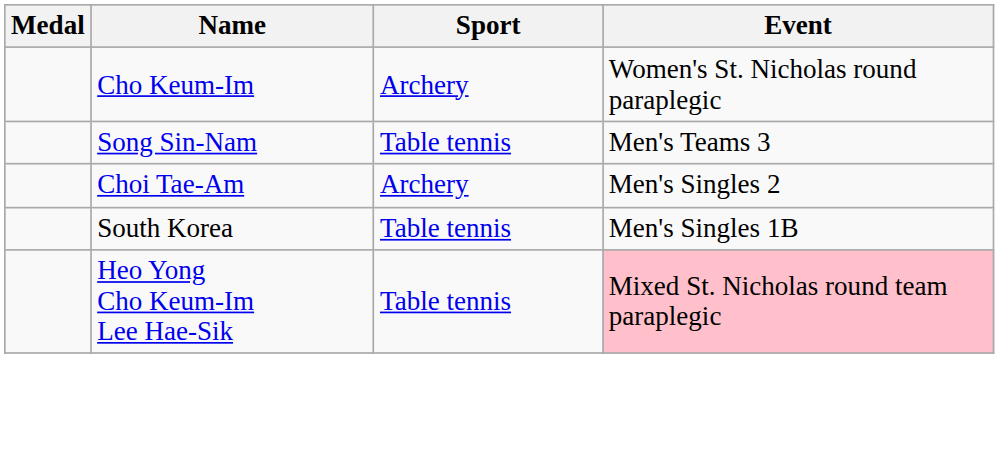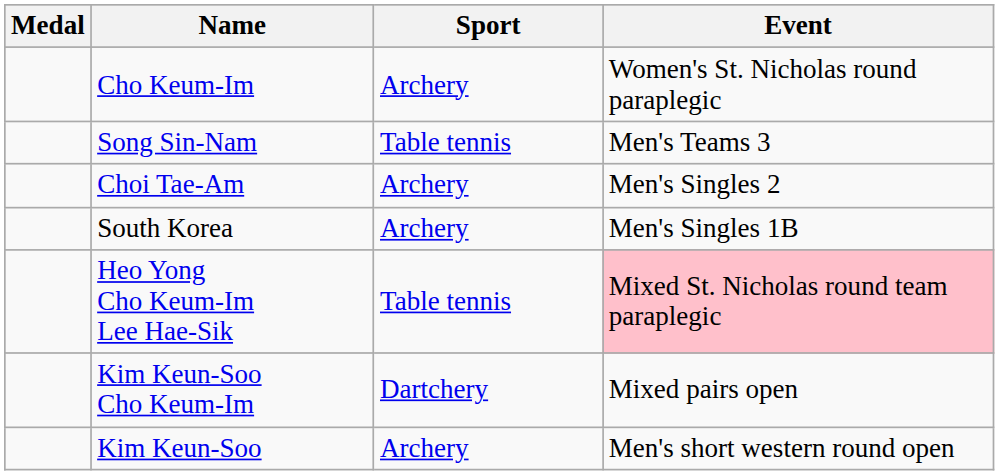(446, 227) Table tennis -> (424, 227) Archery
+ row: (179, 389)
+ row: (179, 447)
